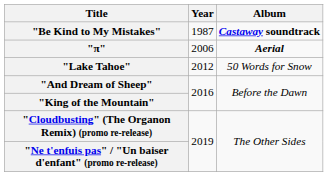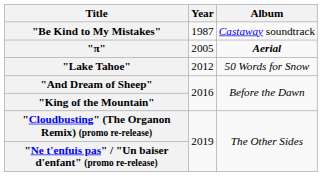(269, 31) bold -> (267, 31) normal
(202, 48) 2006 -> (202, 48) 2005
